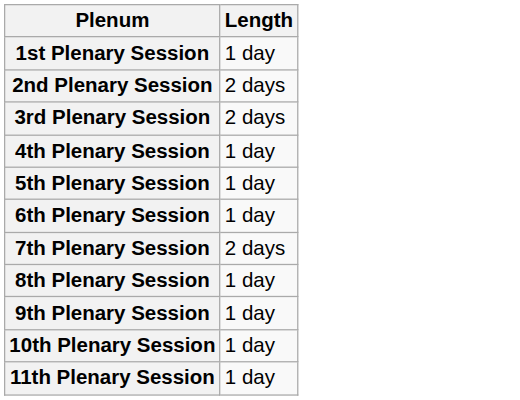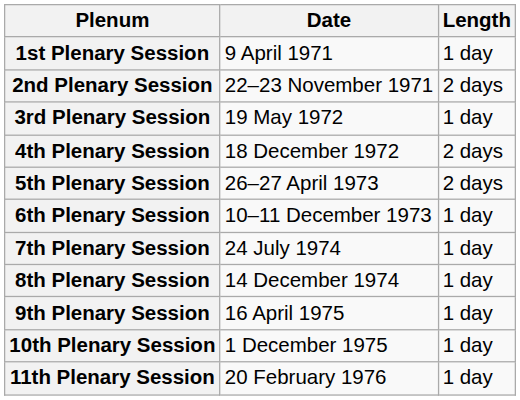+ column: (329, 20)
(255, 118) 2 days -> (468, 118) 1 day
(250, 150) 1 day -> (473, 150) 2 days
(250, 183) 1 day -> (473, 183) 2 days
(255, 248) 2 days -> (468, 248) 1 day
